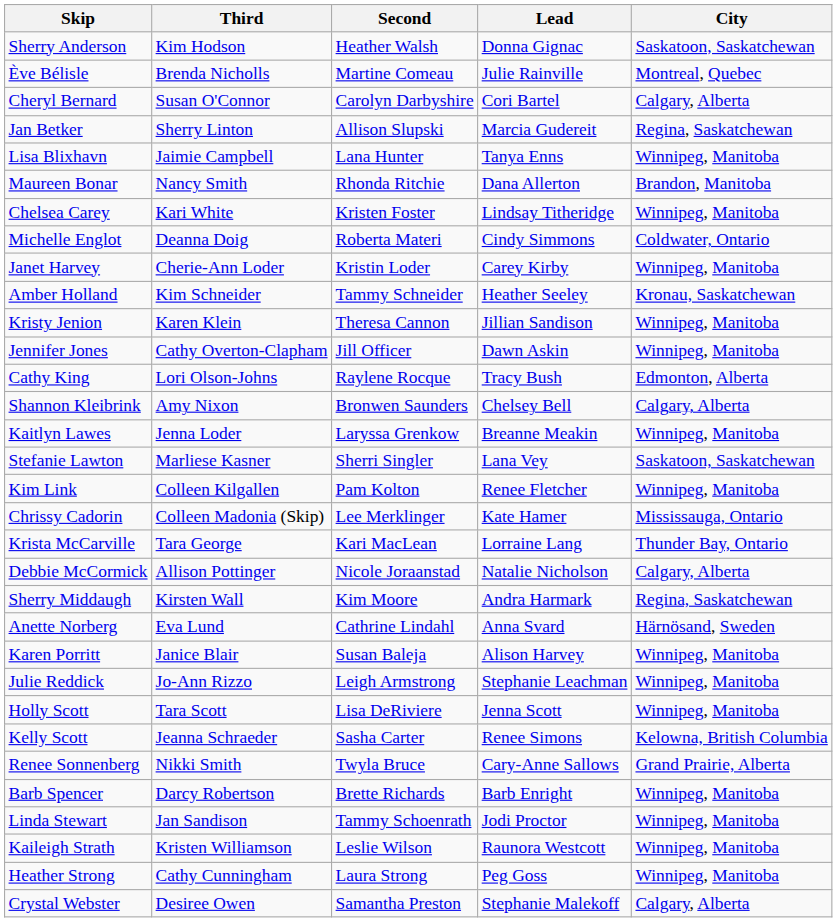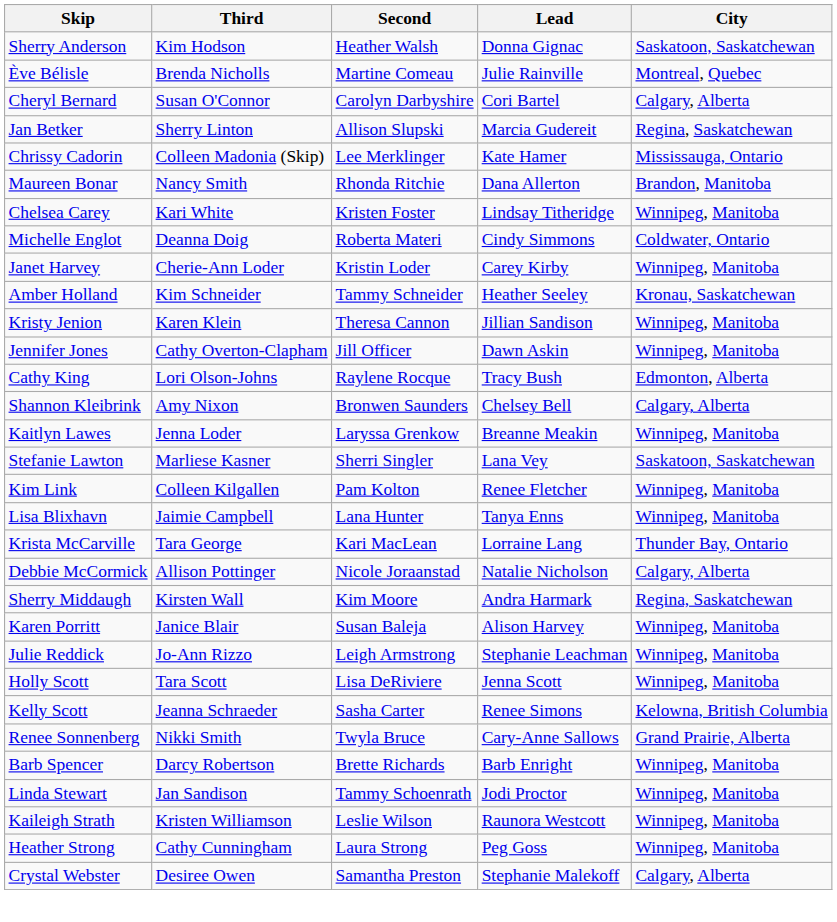rows swapped: (58, 156) <-> (65, 516)
- row: (63, 626)
